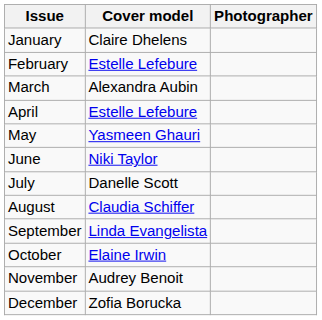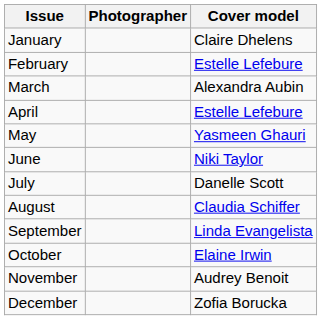columns swapped: (148, 16) <-> (263, 16)
